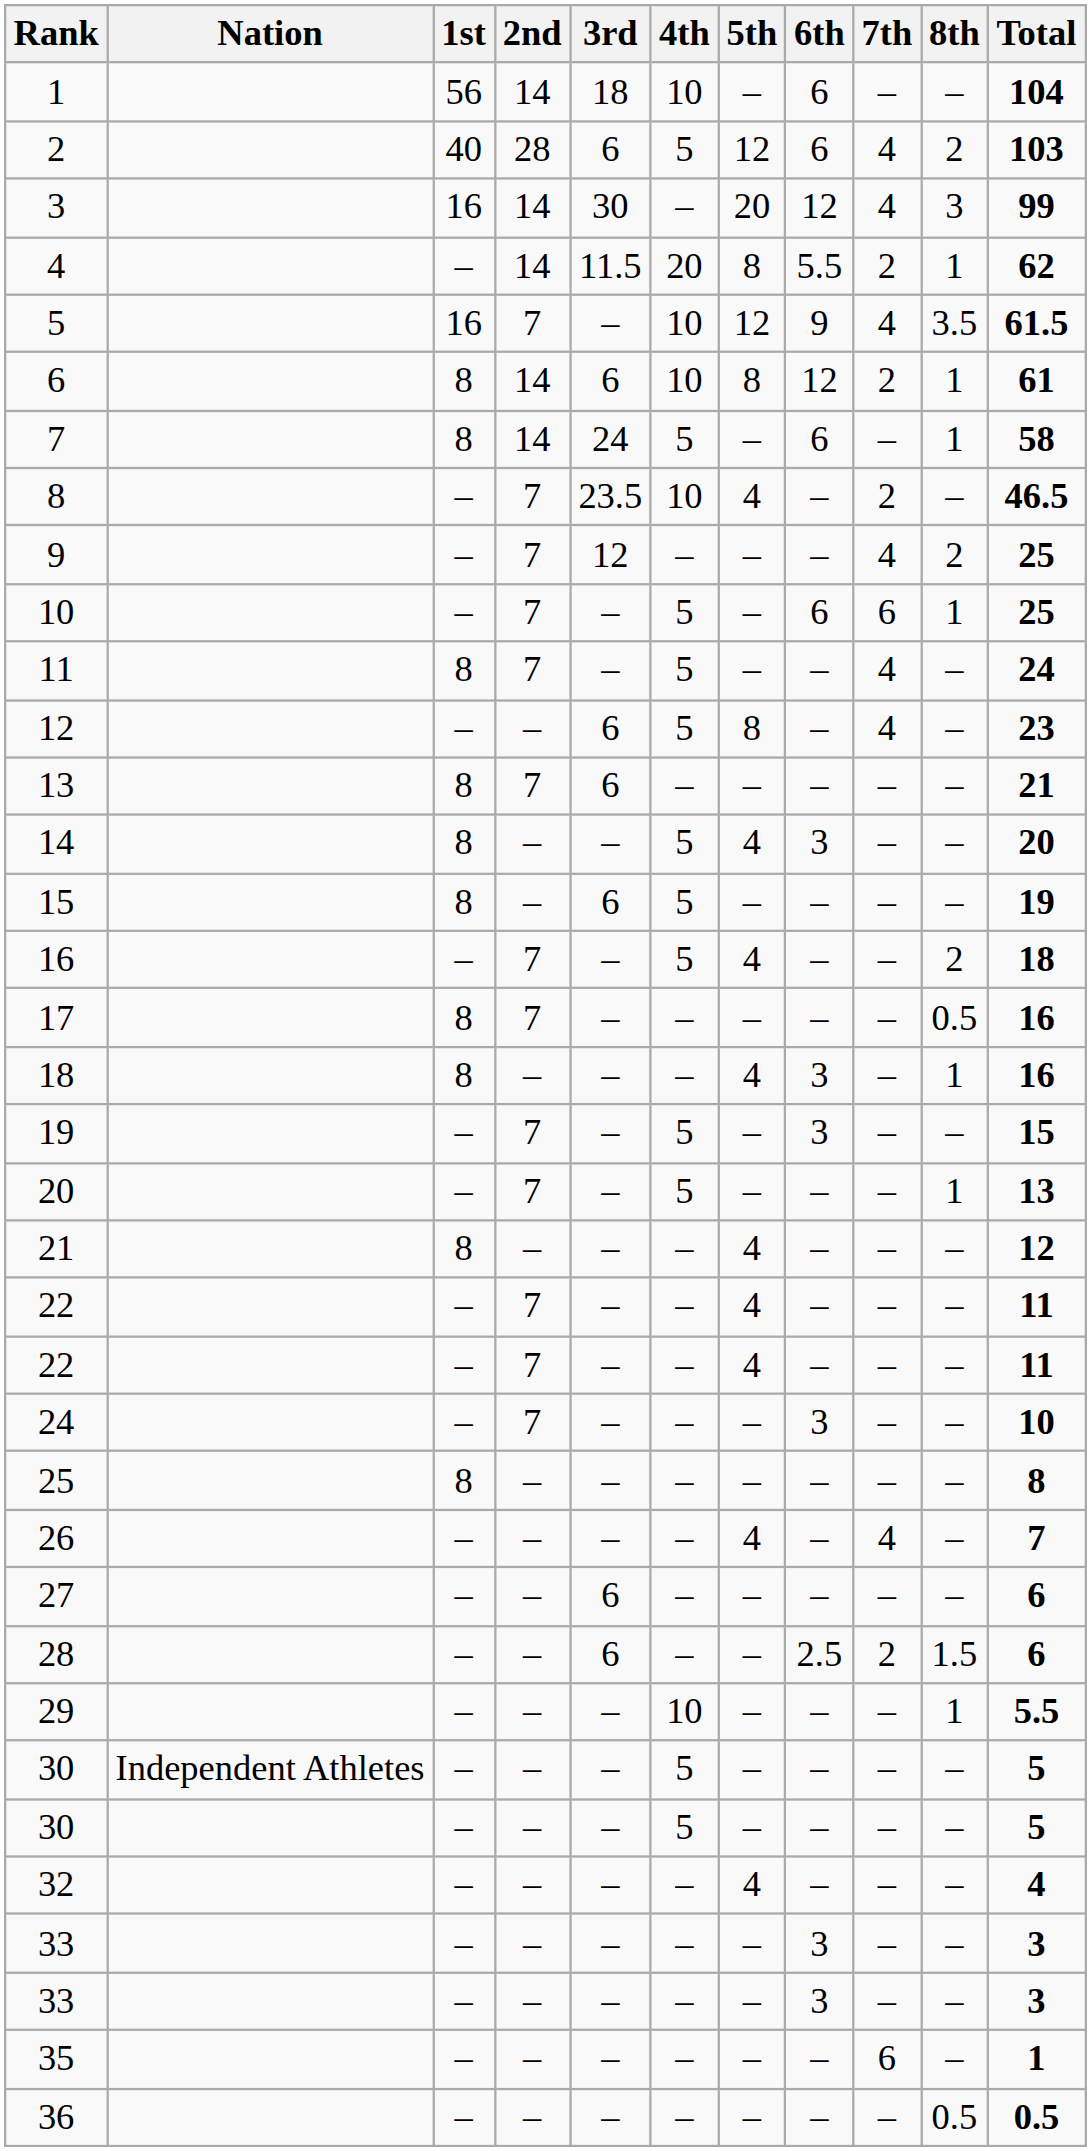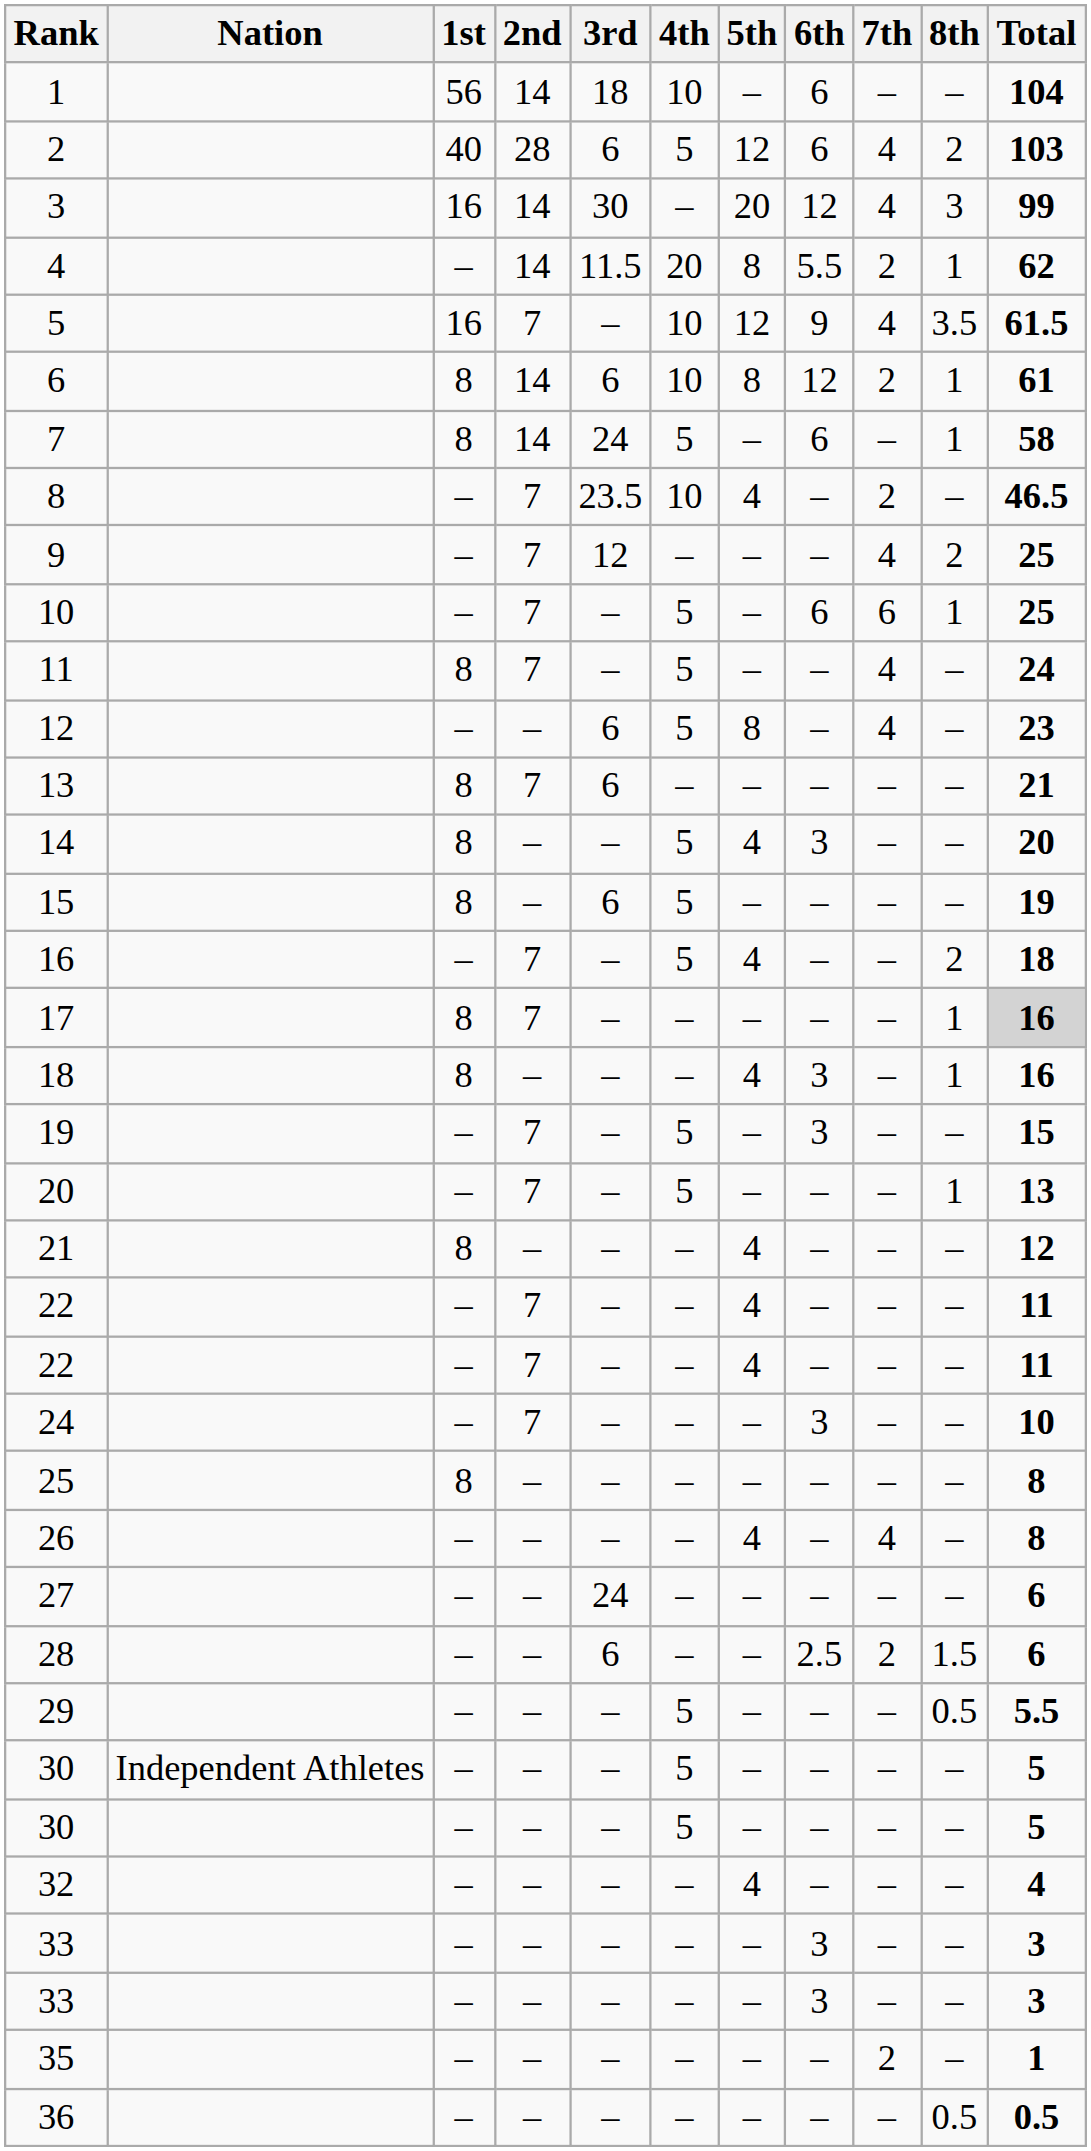(954, 1016) 0.5 -> (954, 1016) 1
(1036, 1016) no background -> (1036, 1016) lightgrey background
(1036, 1537) 7 -> (1036, 1537) 8
(610, 1595) 6 -> (610, 1595) 24
(684, 1711) 10 -> (684, 1711) 5
(954, 1711) 1 -> (954, 1711) 0.5
(887, 2058) 6 -> (887, 2058) 2
